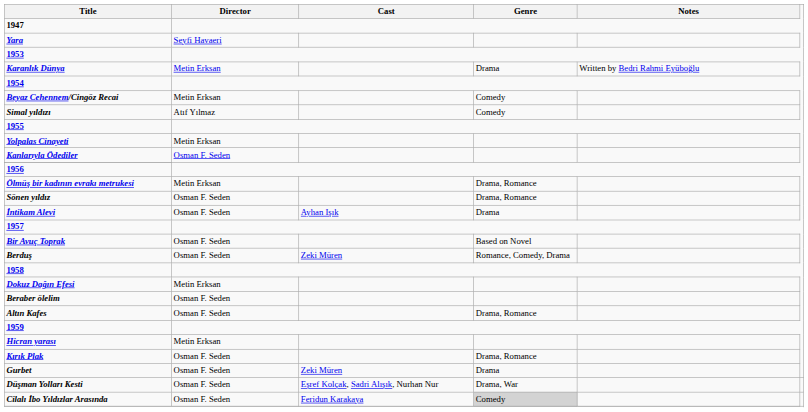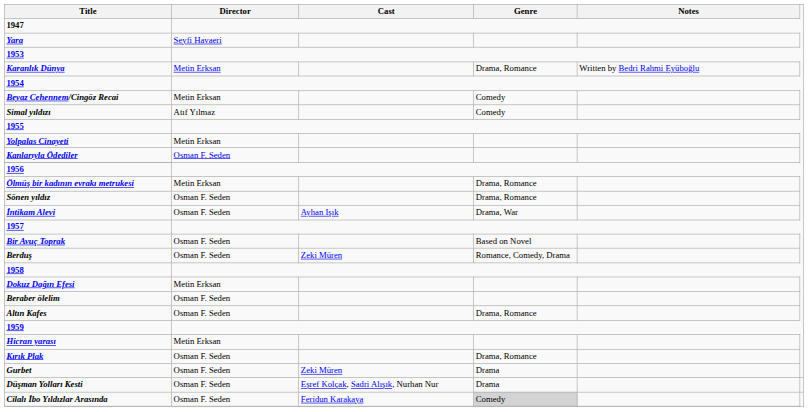(488, 68) Drama -> (506, 68) Drama, Romance
(488, 212) Drama -> (497, 212) Drama, War
(497, 384) Drama, War -> (488, 384) Drama
